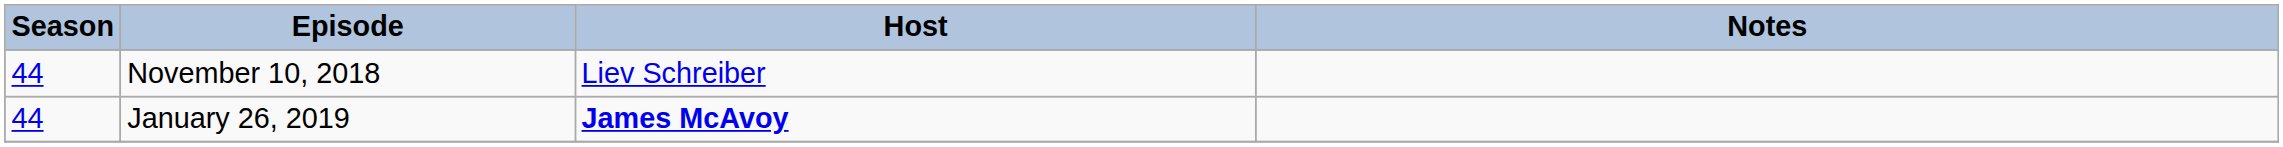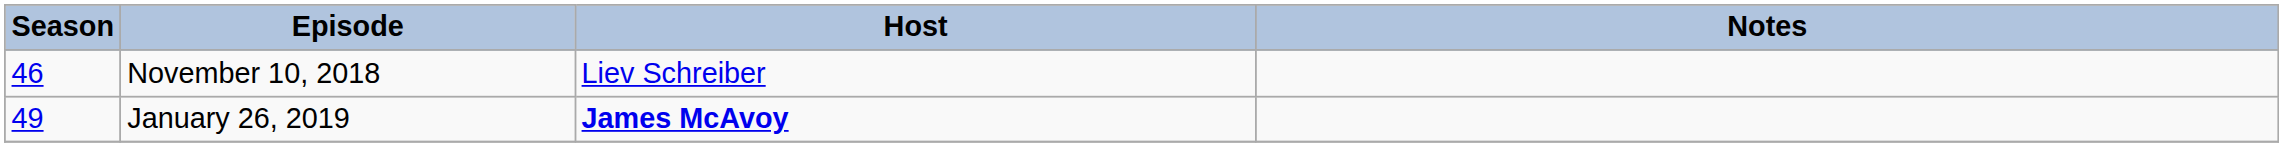(28, 73) 44 -> (28, 73) 46
(28, 118) 44 -> (28, 118) 49
